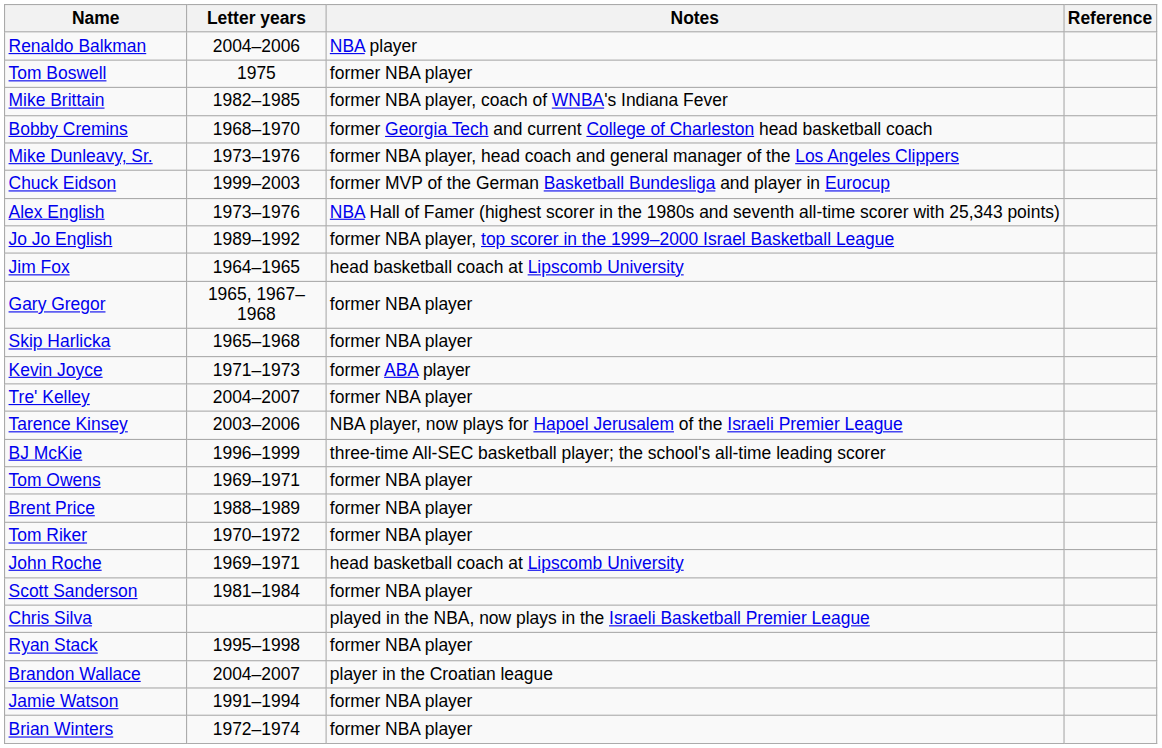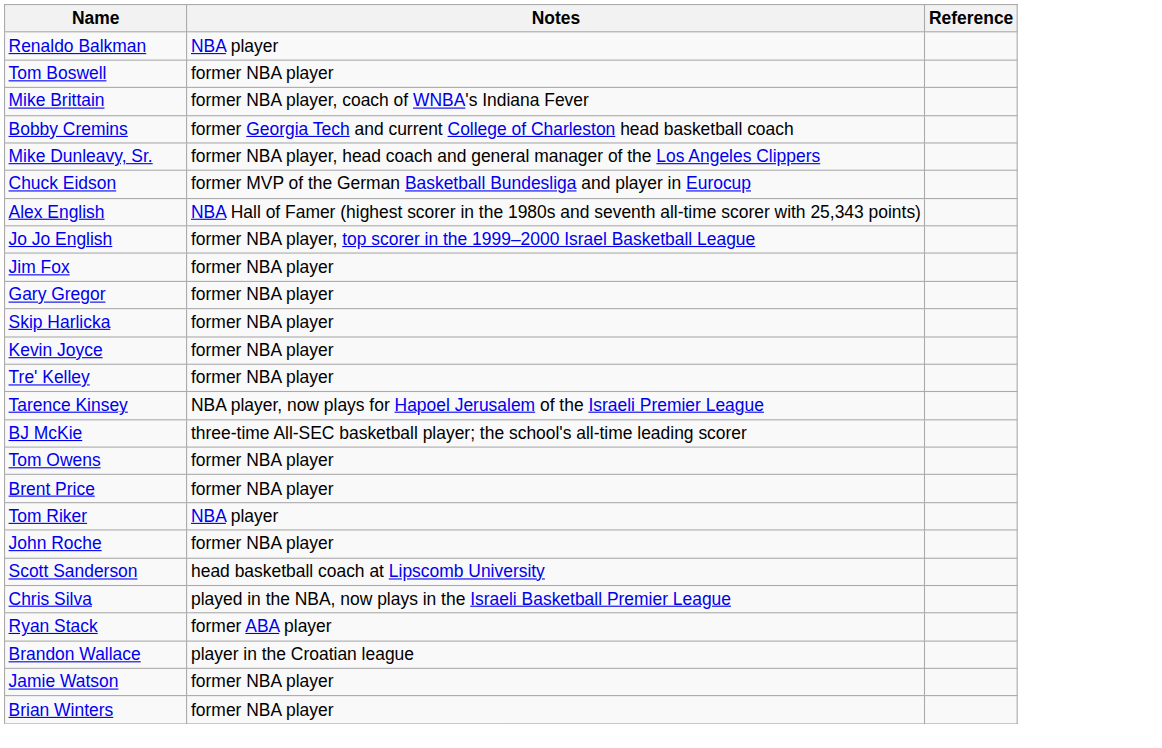- column: (256, 18)
(507, 267) head basketball coach at Lipscomb University -> (262, 267) former NBA player
(400, 369) former ABA player -> (262, 350) former NBA player
(401, 535) former NBA player -> (235, 516) NBA player
(507, 563) head basketball coach at Lipscomb University -> (262, 543) former NBA player
(401, 591) former NBA player -> (368, 571) head basketball coach at Lipscomb University
(401, 646) former NBA player -> (261, 626) former ABA player
